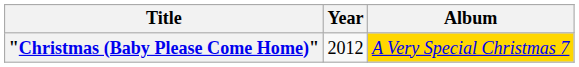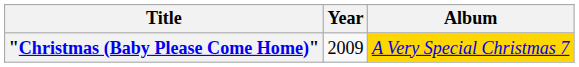(345, 47) 2012 -> (345, 47) 2009
